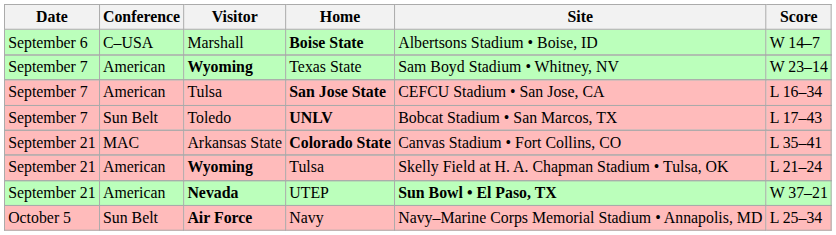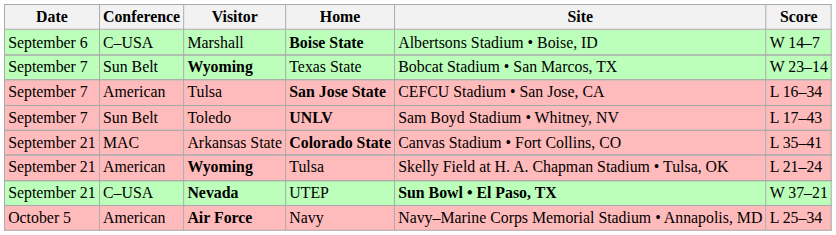(134, 67) American -> (130, 67) Sun Belt
(509, 67) Sam Boyd Stadium • Whitney, NV -> (508, 67) Bobcat Stadium • San Marcos, TX
(508, 117) Bobcat Stadium • San Marcos, TX -> (509, 117) Sam Boyd Stadium • Whitney, NV
(134, 192) American -> (128, 192) C–USA
(130, 218) Sun Belt -> (134, 218) American
